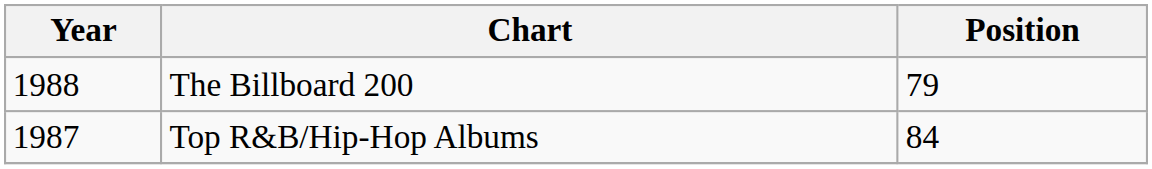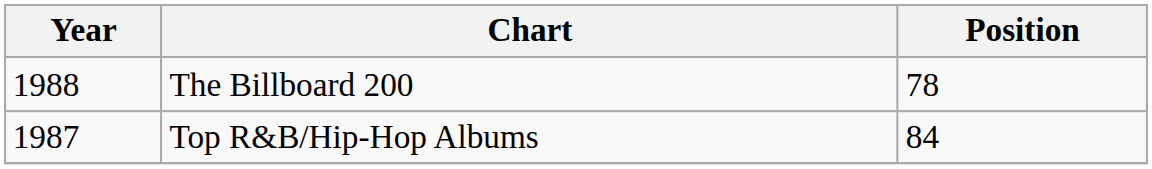(922, 83) 79 -> (922, 83) 78
